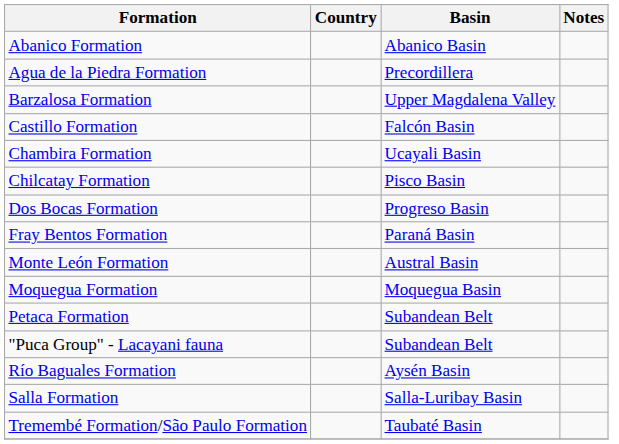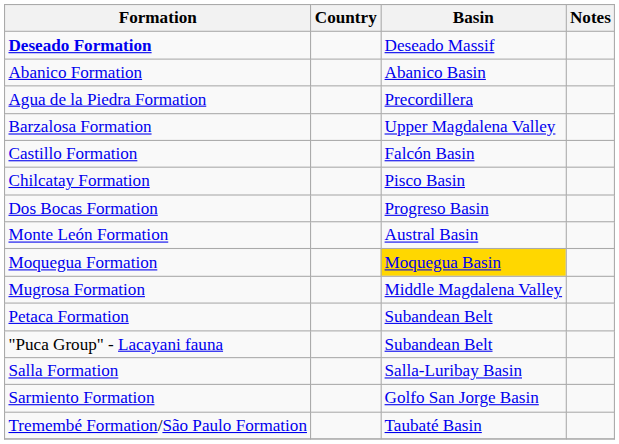+ row: (80, 45)
- row: (80, 153)
- row: (88, 235)
(443, 289) no background -> (443, 262) gold background
+ row: (77, 289)
- row: (92, 371)
+ row: (81, 398)
